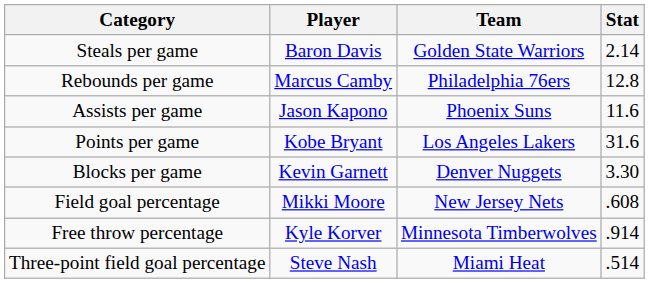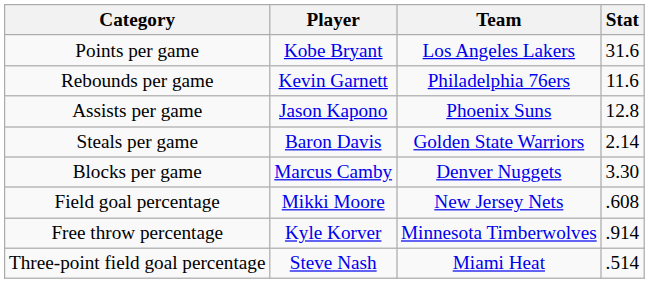rows swapped: (137, 141) <-> (137, 50)
(333, 80) Marcus Camby -> (333, 80) Kevin Garnett
(622, 80) 12.8 -> (622, 80) 11.6
(622, 111) 11.6 -> (622, 111) 12.8
(333, 171) Kevin Garnett -> (333, 171) Marcus Camby
